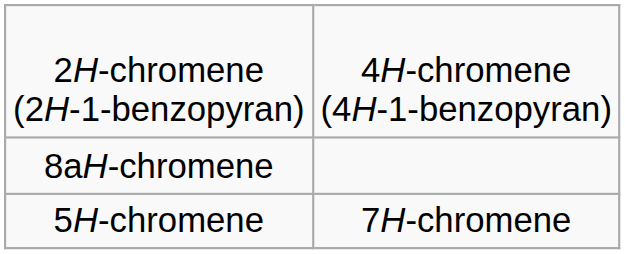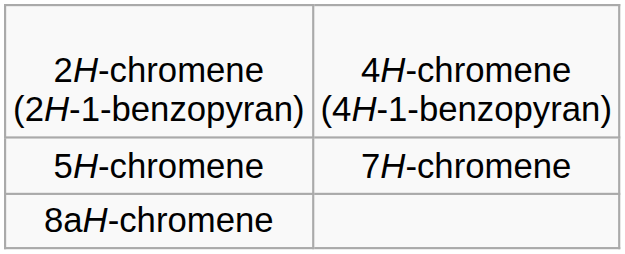rows swapped: (159, 220) <-> (159, 165)
